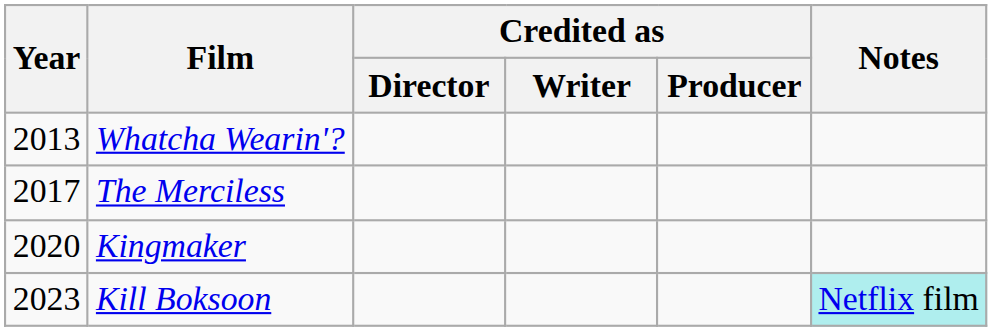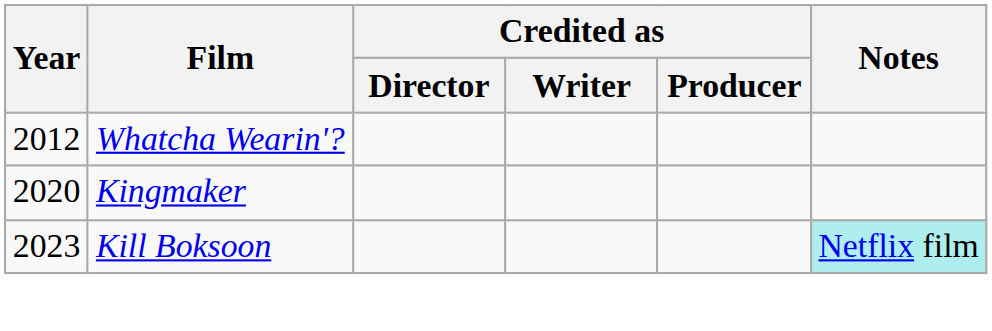(47, 138) 2013 -> (47, 138) 2012
- row: (190, 191)
